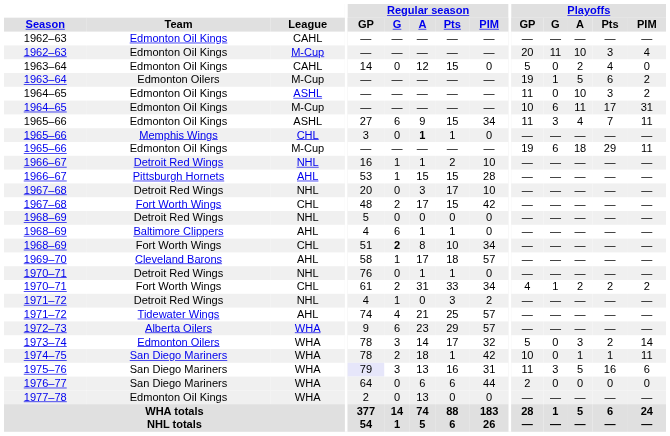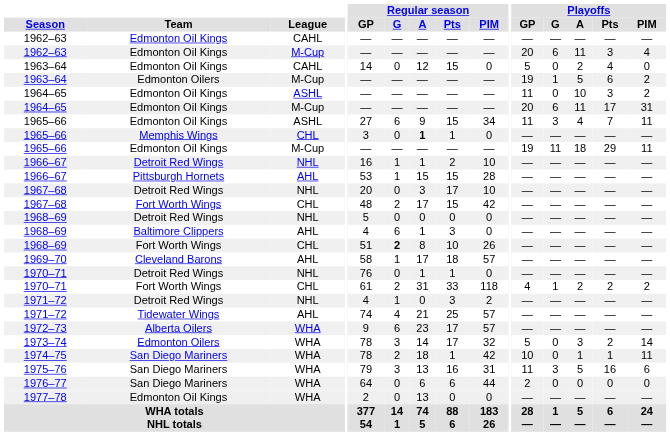(555, 52) 11 -> (555, 52) 6
(580, 52) 10 -> (580, 52) 11
(527, 107) 10 -> (527, 107) 20
(555, 149) 6 -> (555, 149) 11
(452, 231) 1 -> (452, 231) 3
(489, 245) 34 -> (489, 245) 26
(489, 287) 34 -> (489, 287) 118
(452, 328) 29 -> (452, 328) 17
(366, 369) lavender background -> (366, 369) no background
